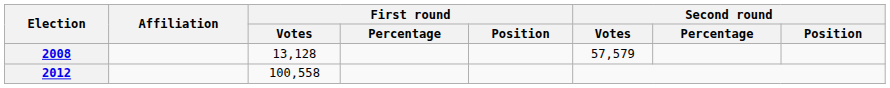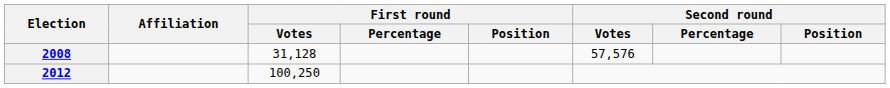(294, 54) 13,128 -> (294, 54) 31,128
(613, 54) 57,579 -> (613, 54) 57,576
(294, 73) 100,558 -> (294, 73) 100,250
